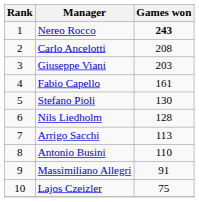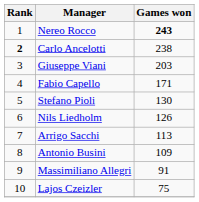(20, 48) normal -> (20, 48) bold
(164, 48) 208 -> (164, 48) 238
(164, 83) 161 -> (164, 83) 171
(164, 118) 128 -> (164, 118) 126
(164, 153) 110 -> (164, 153) 109
